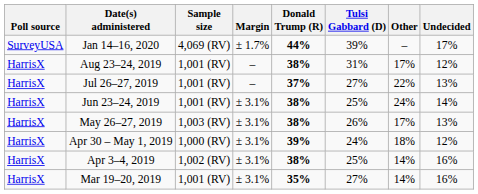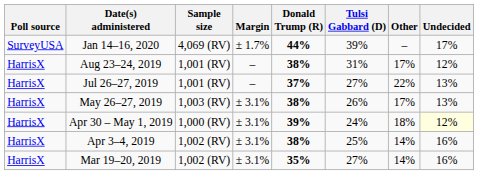- row: (121, 103)
(447, 141) no background -> (447, 122) lightyellow background
(204, 180) 1,001 (RV) -> (204, 160) 1,002 (RV)
